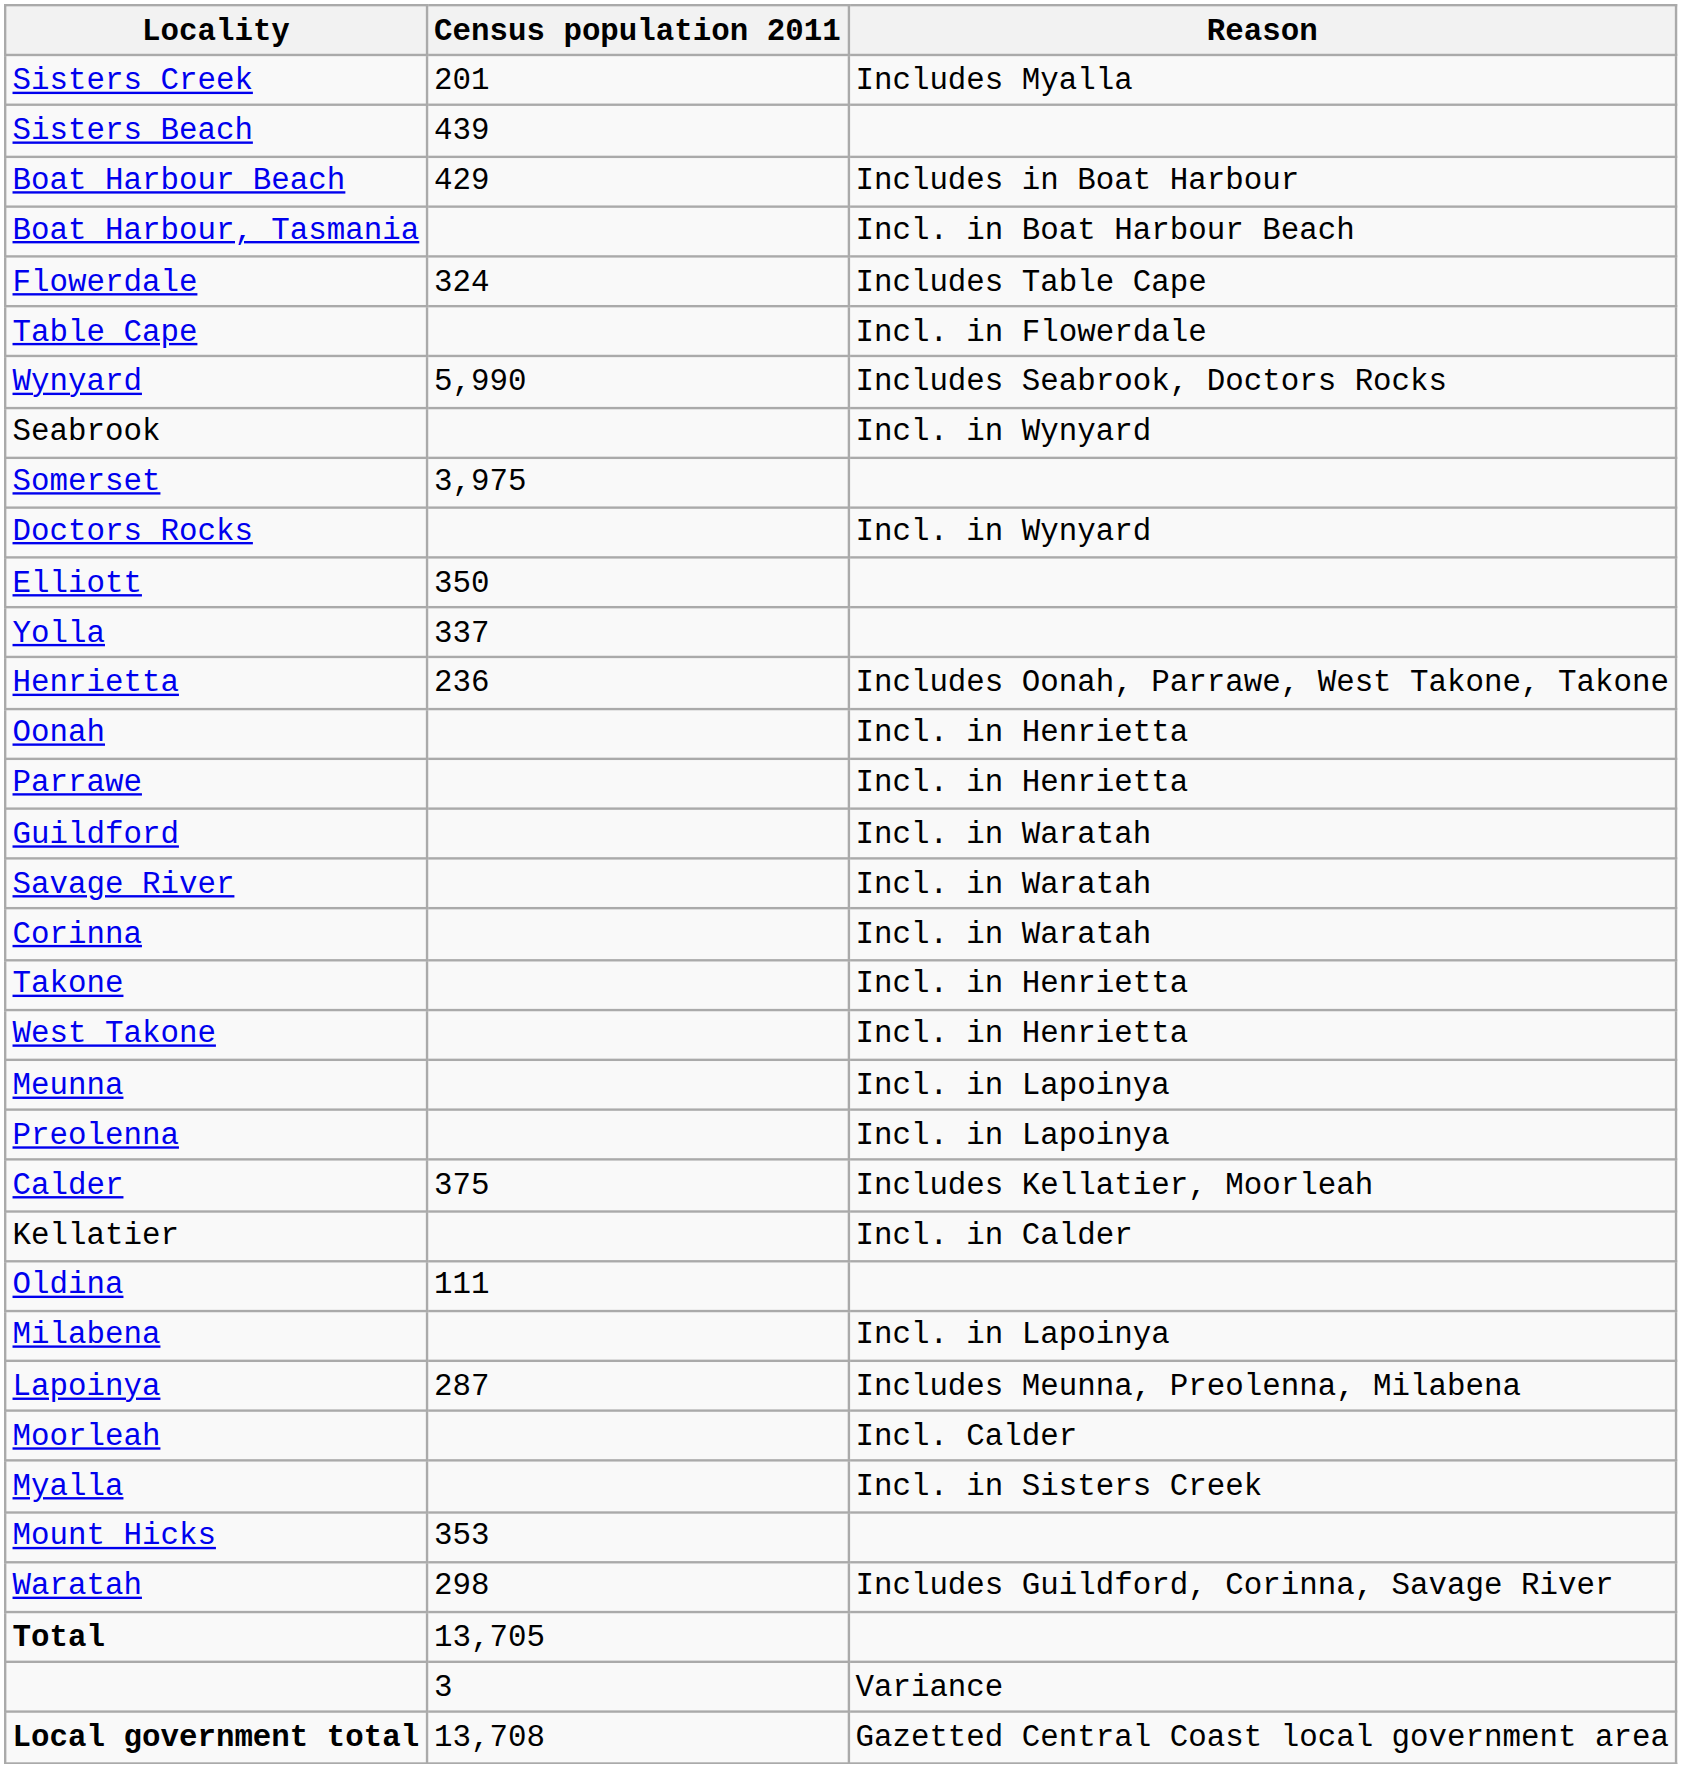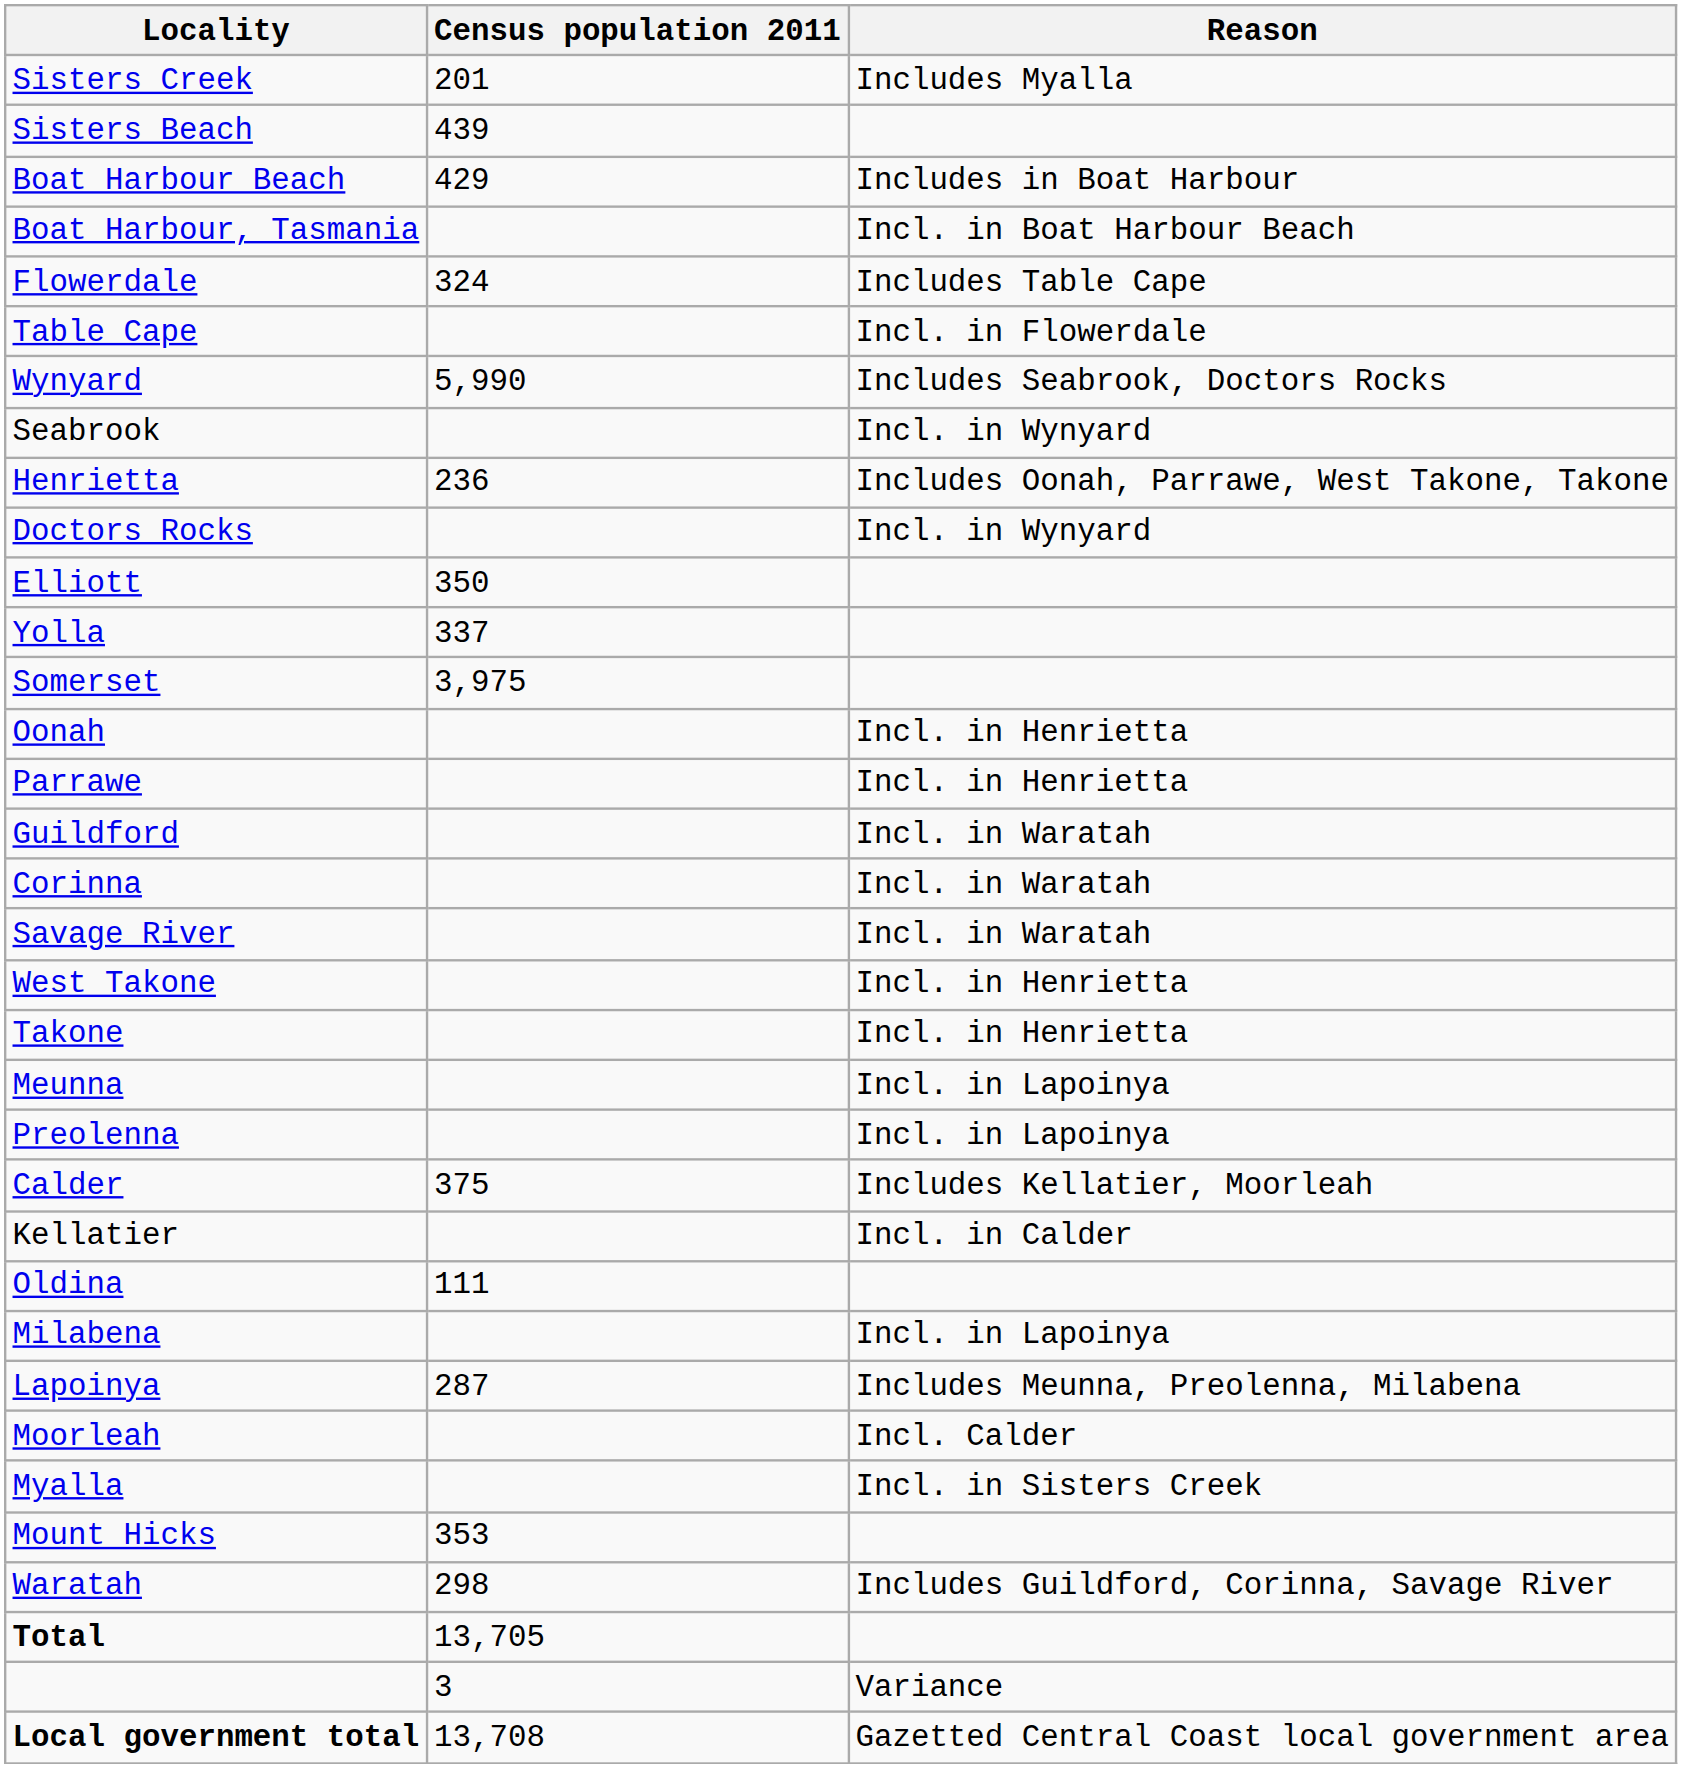rows swapped: (86, 482) <-> (96, 683)
rows swapped: (77, 934) <-> (123, 884)
rows swapped: (114, 1035) <-> (68, 984)
